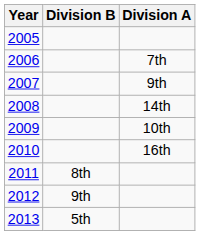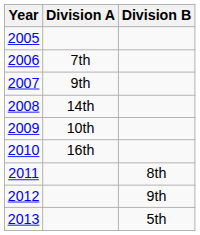columns swapped: (157, 15) <-> (81, 15)
